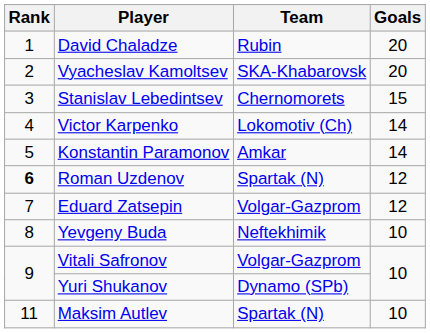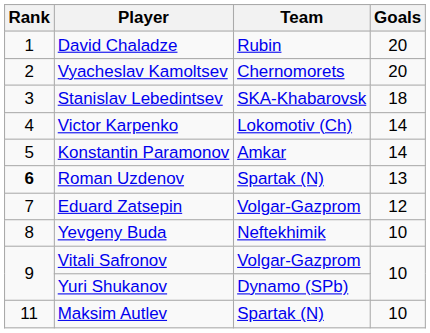(302, 71) SKA-Khabarovsk -> (291, 71) Chernomorets
(291, 98) Chernomorets -> (302, 98) SKA-Khabarovsk
(398, 98) 15 -> (398, 98) 18
(398, 179) 12 -> (398, 179) 13
